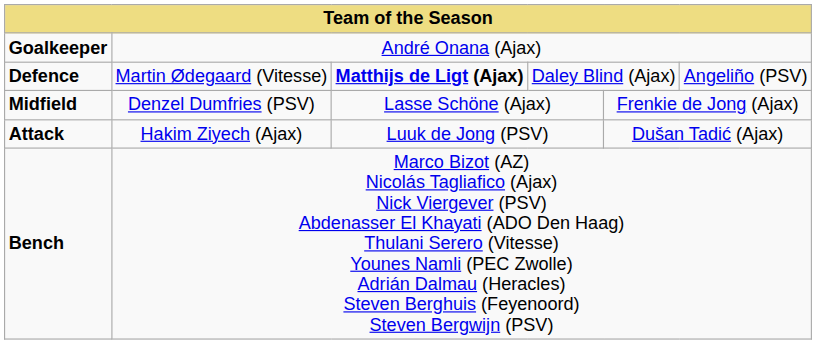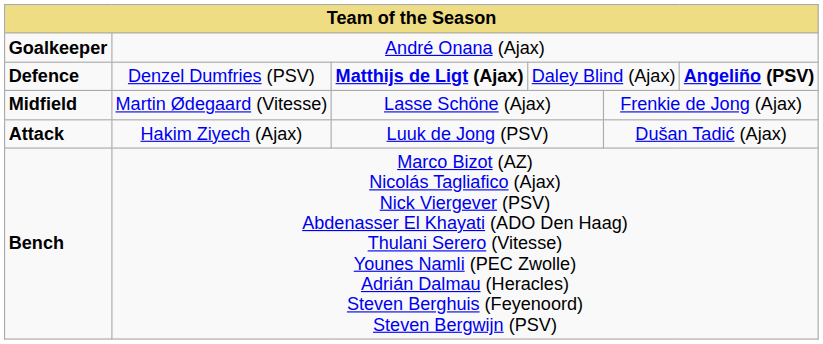(221, 76) Martin Ødegaard (Vitesse) -> (221, 76) Denzel Dumfries (PSV)
(746, 76) normal -> (749, 76) bold
(221, 104) Denzel Dumfries (PSV) -> (221, 104) Martin Ødegaard (Vitesse)
